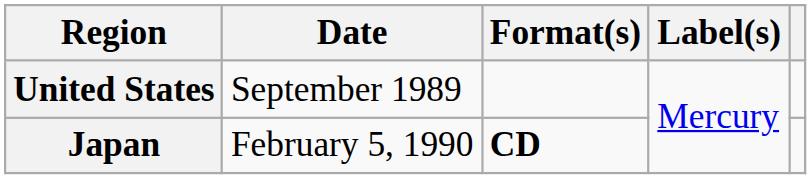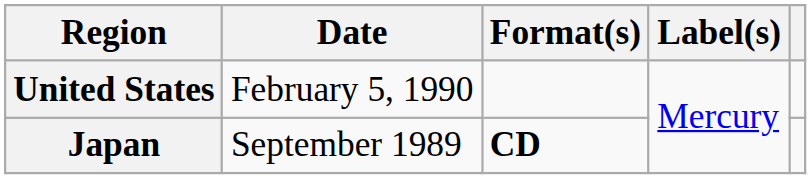(346, 88) September 1989 -> (352, 88) February 5, 1990
(352, 144) February 5, 1990 -> (346, 144) September 1989
